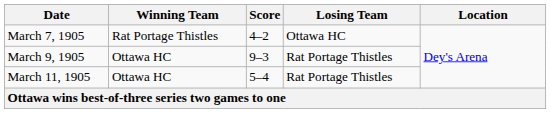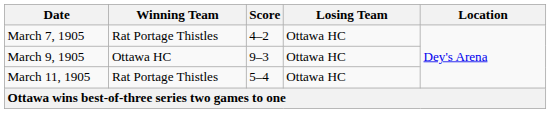(339, 56) Rat Portage Thistles -> (316, 56) Ottawa HC
(142, 77) Ottawa HC -> (165, 77) Rat Portage Thistles
(339, 77) Rat Portage Thistles -> (316, 77) Ottawa HC
